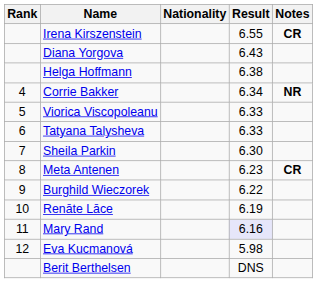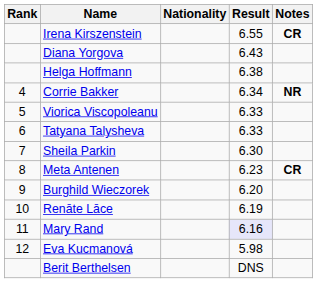(251, 190) 6.22 -> (251, 190) 6.20
